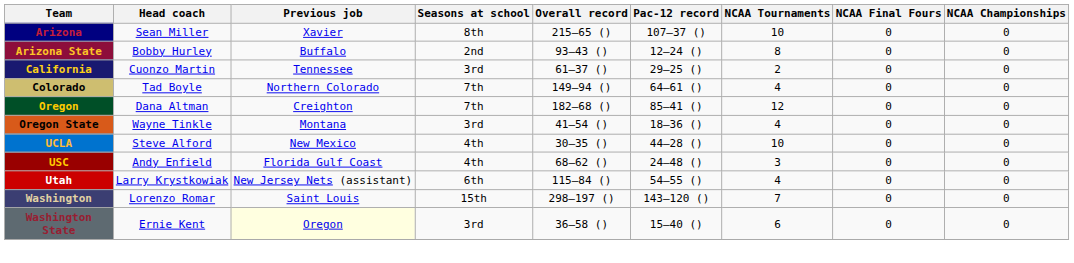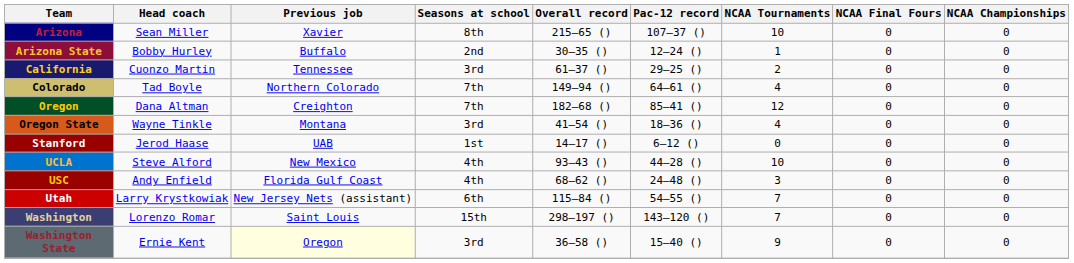(582, 50) 93–43 () -> (582, 50) 30–35 ()
(777, 50) 8 -> (777, 50) 1
+ row: (59, 143)
(582, 143) 30–35 () -> (582, 161) 93–43 ()
(777, 180) 4 -> (777, 198) 7
(777, 223) 6 -> (777, 242) 9
